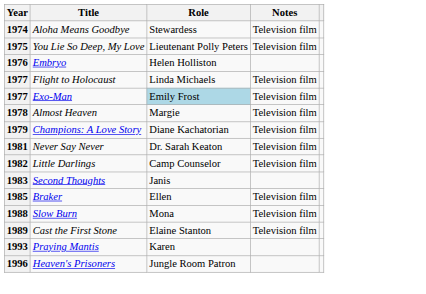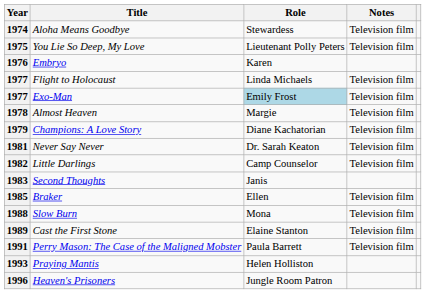(183, 63) Helen Holliston -> (259, 63) Karen
+ row: (137, 247)
(162, 247) Karen -> (280, 264) Helen Holliston
